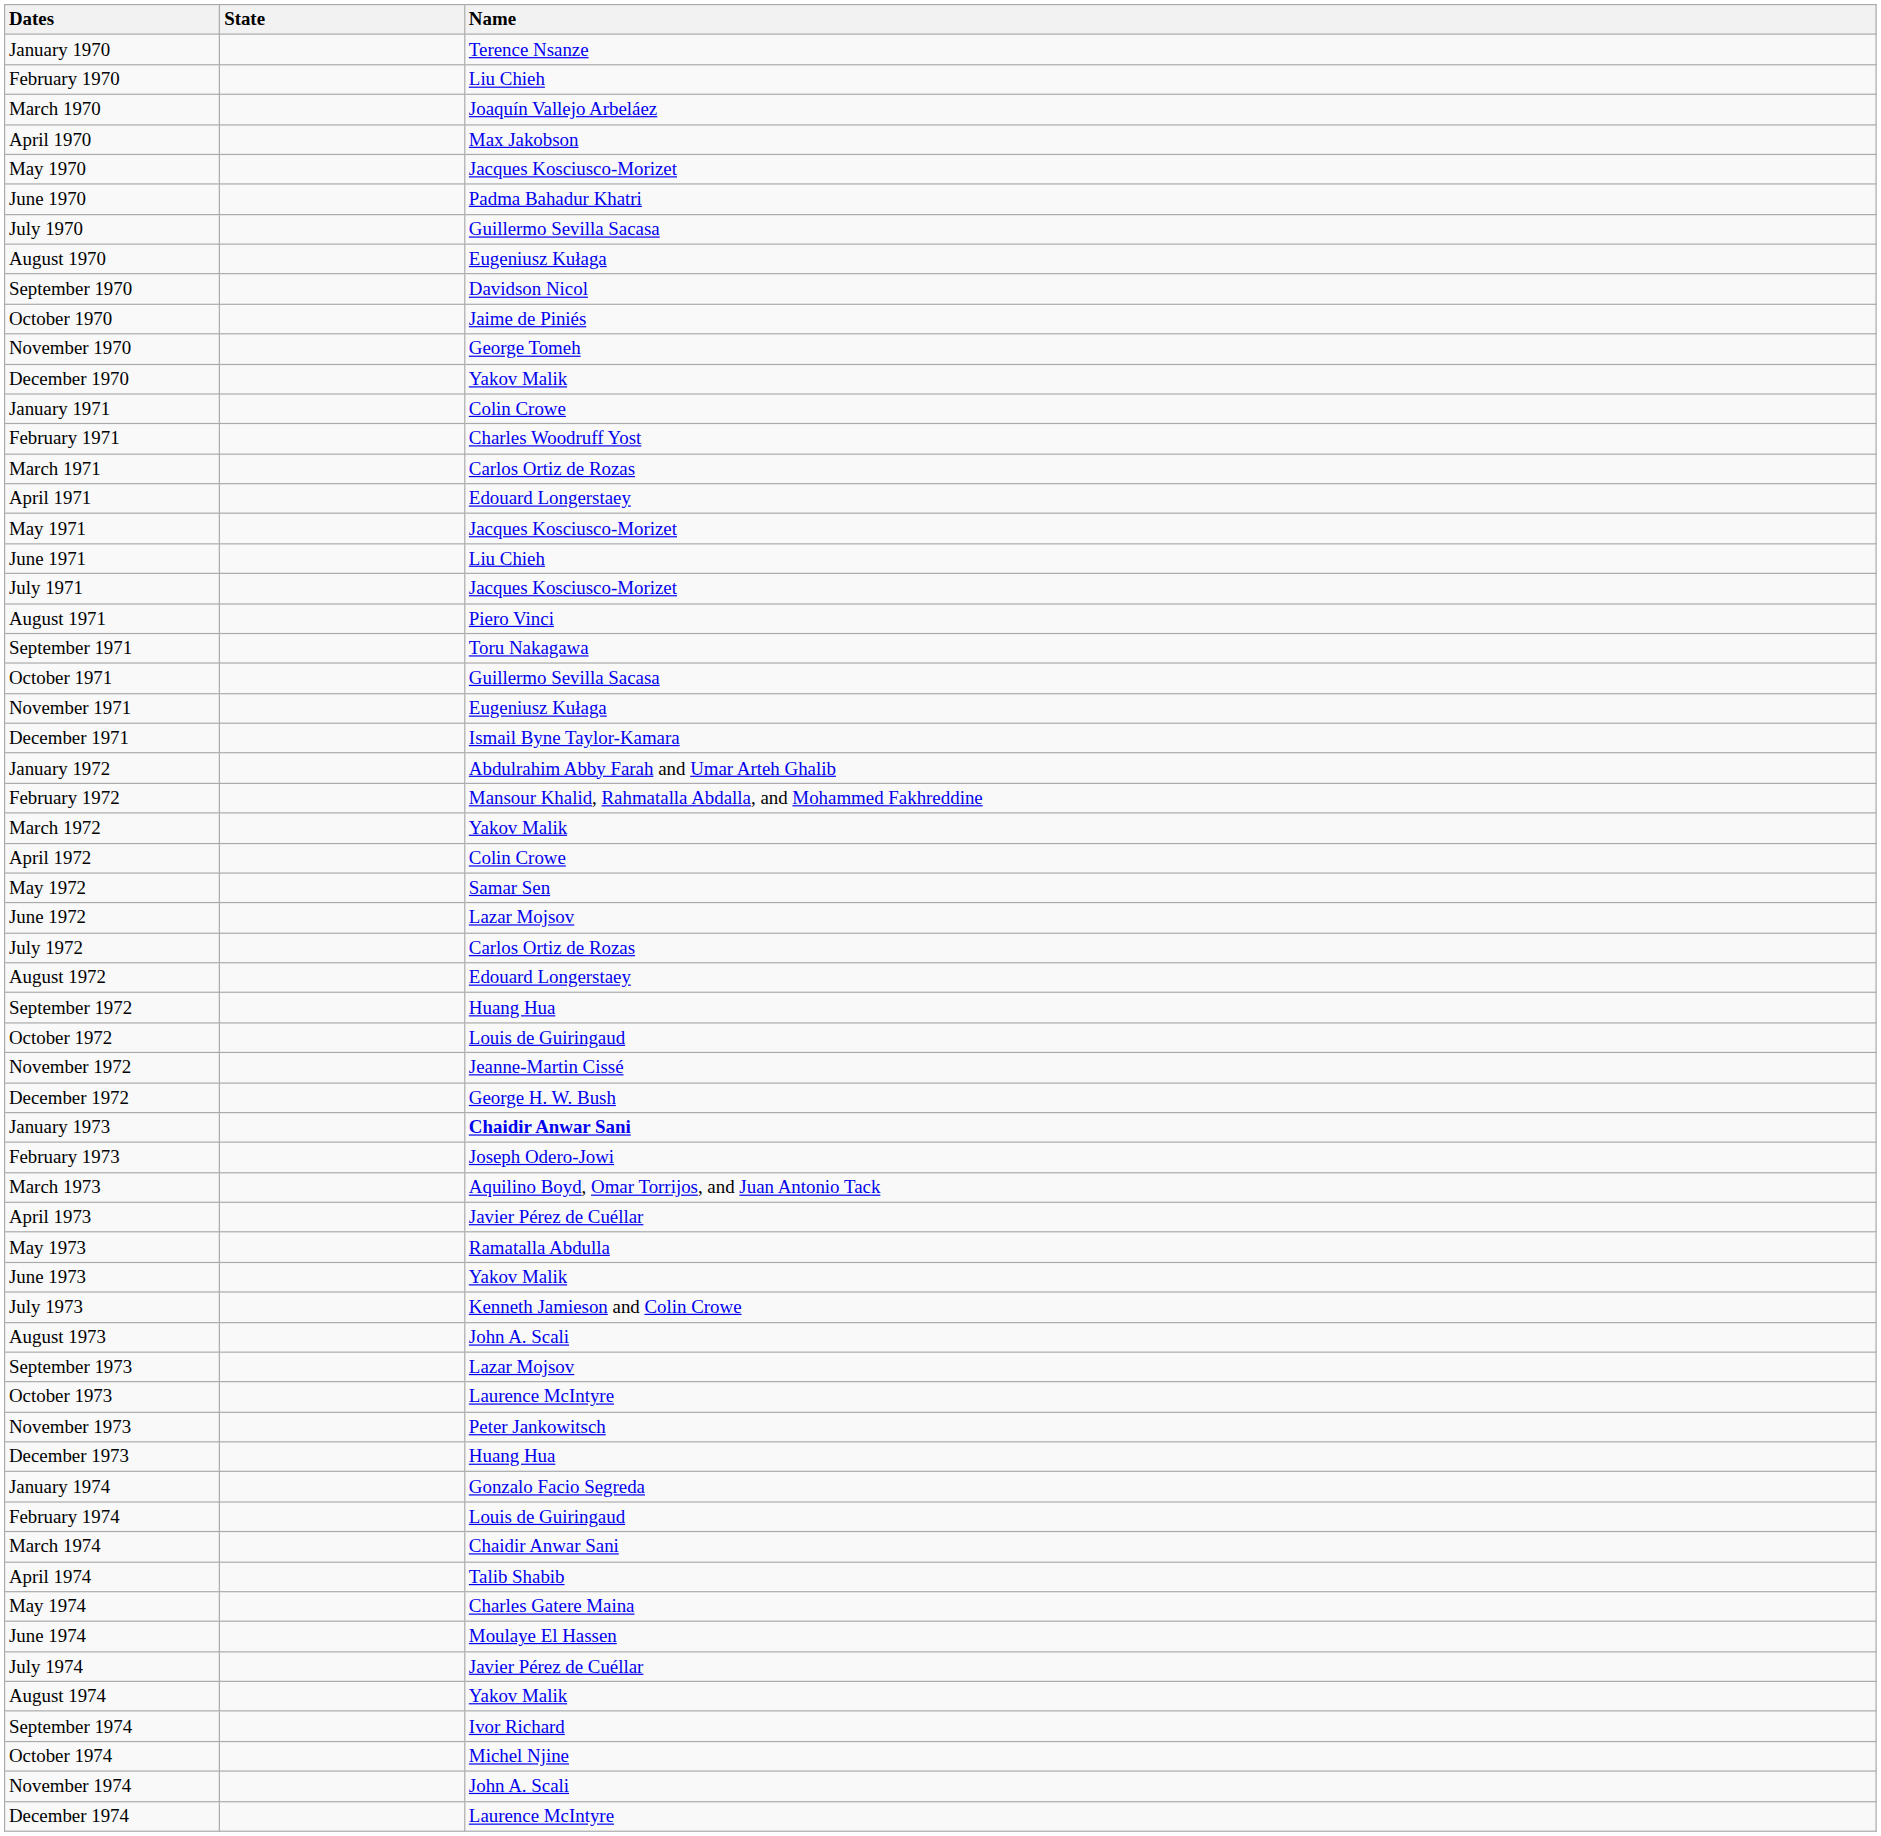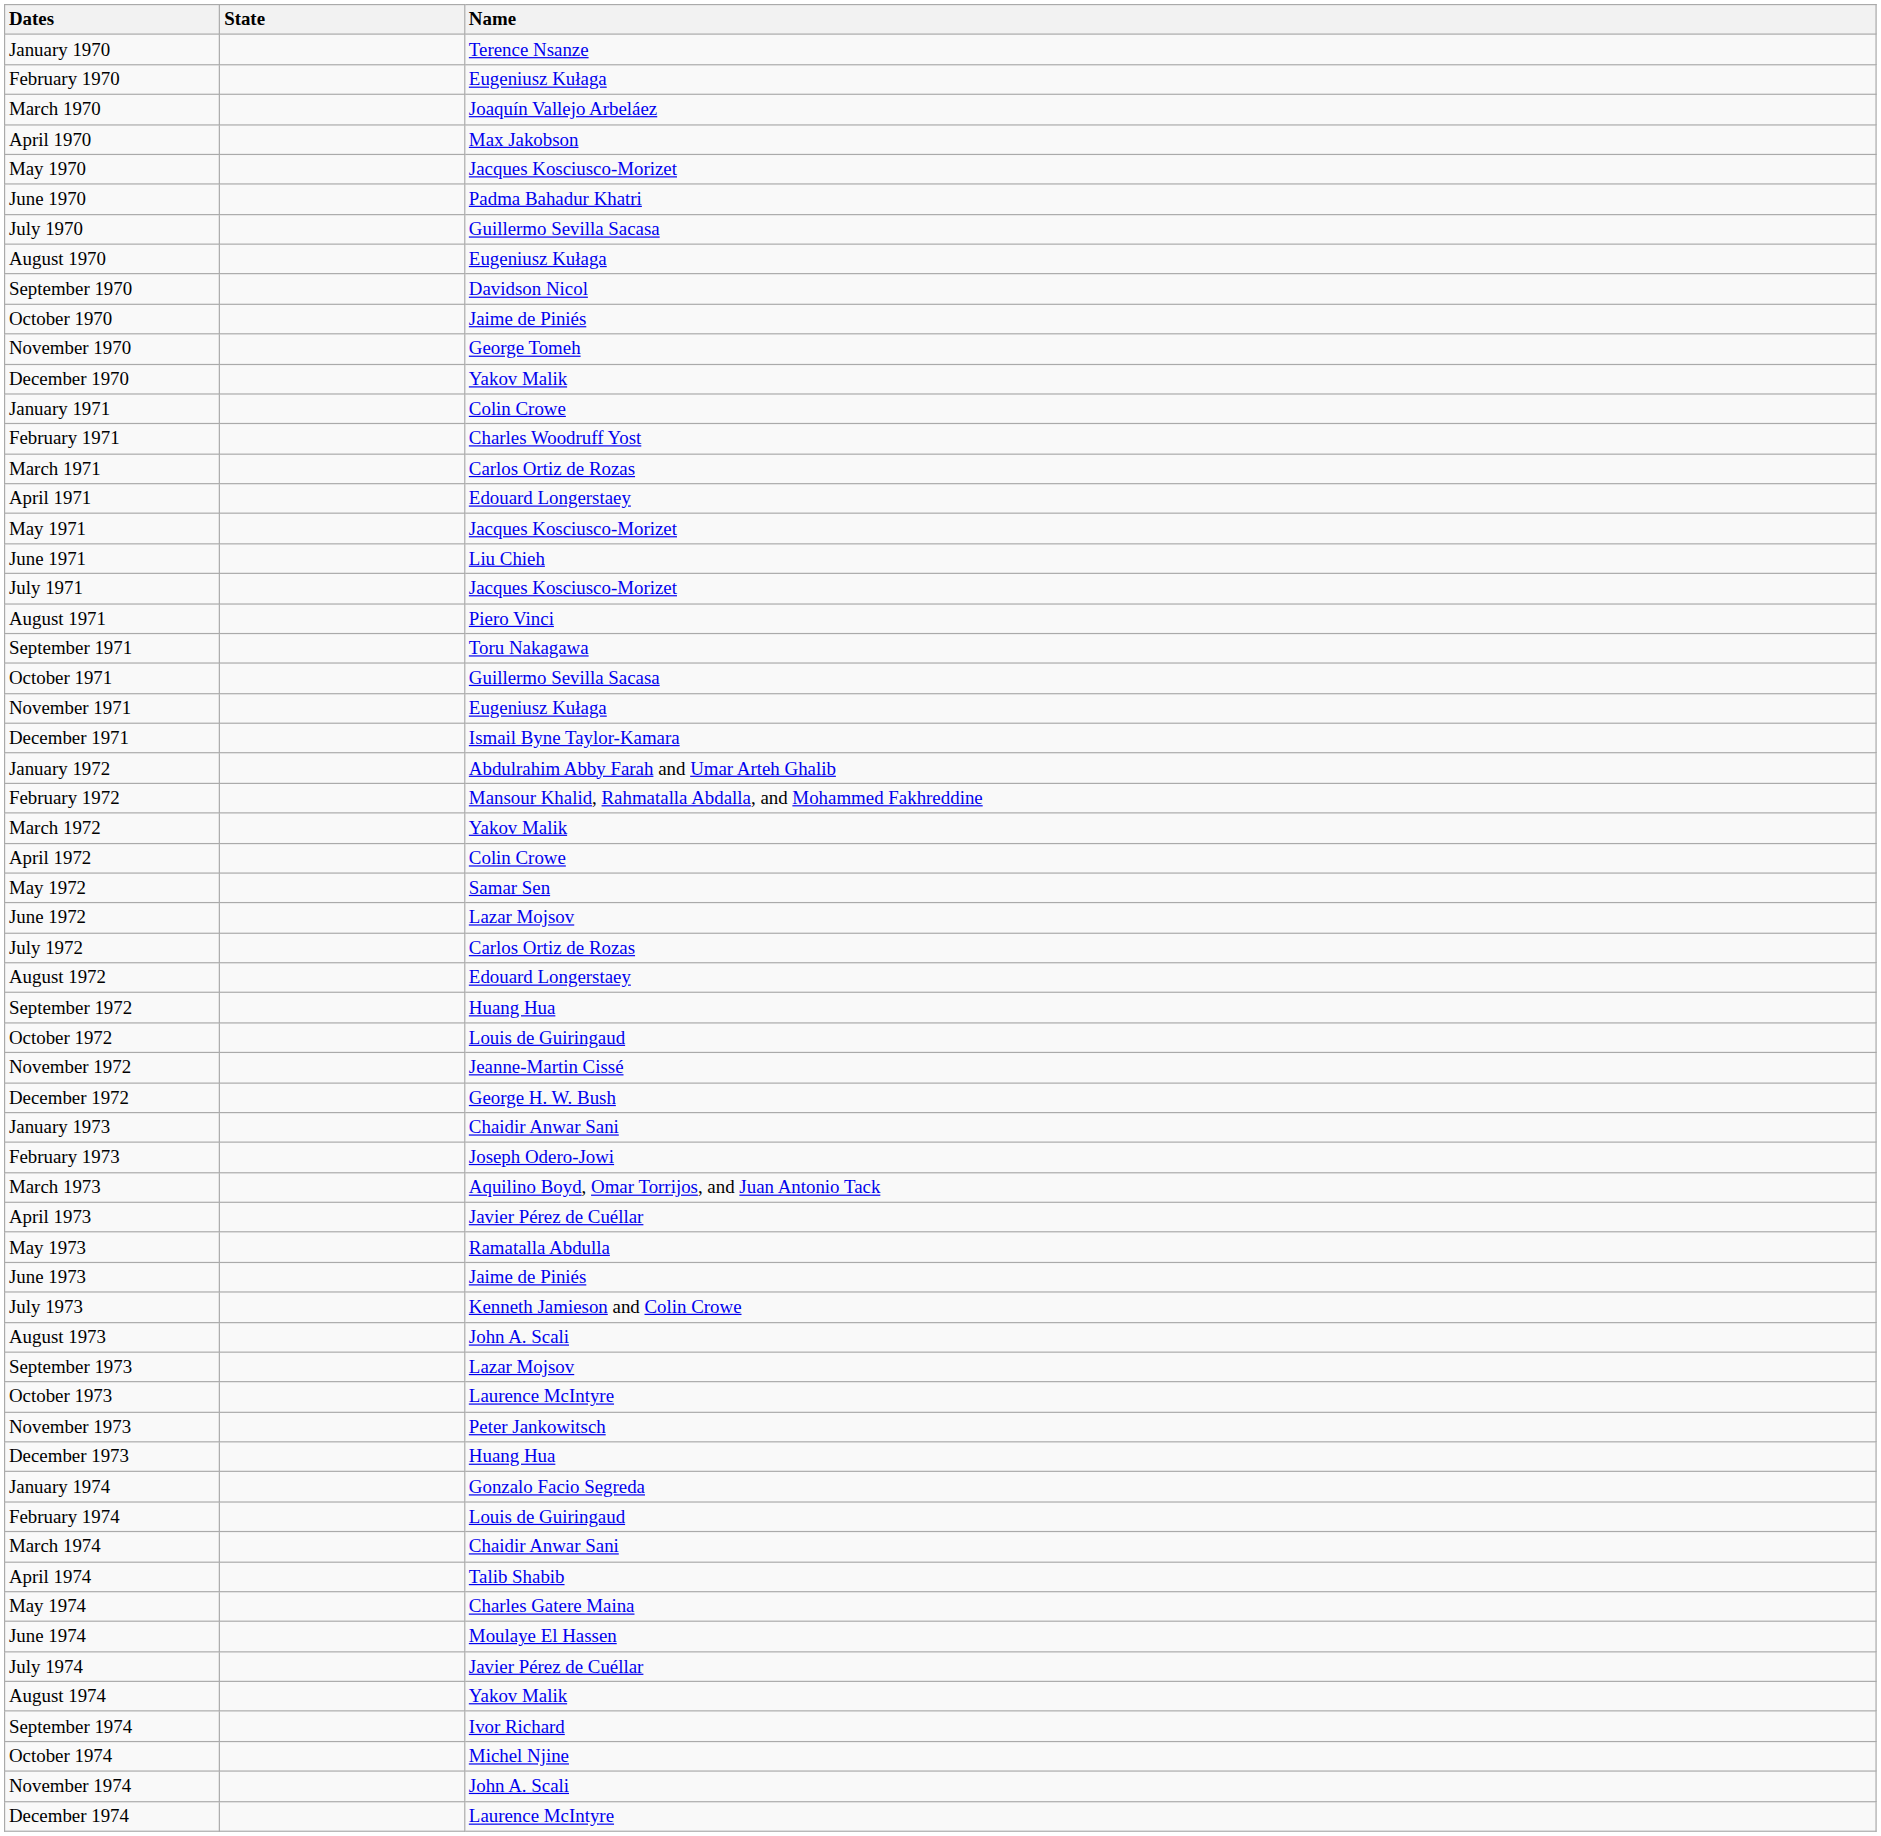(507, 79) Liu Chieh -> (538, 79) Eugeniusz Kułaga
(550, 1127) bold -> (544, 1127) normal
(518, 1277) Yakov Malik -> (528, 1277) Jaime de Piniés
